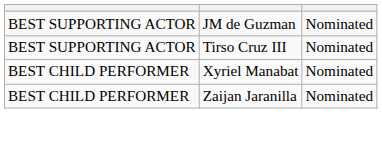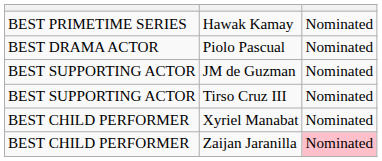+ row: (248, 23)
+ row: (244, 47)
(339, 95) no background -> (339, 144) pink background
